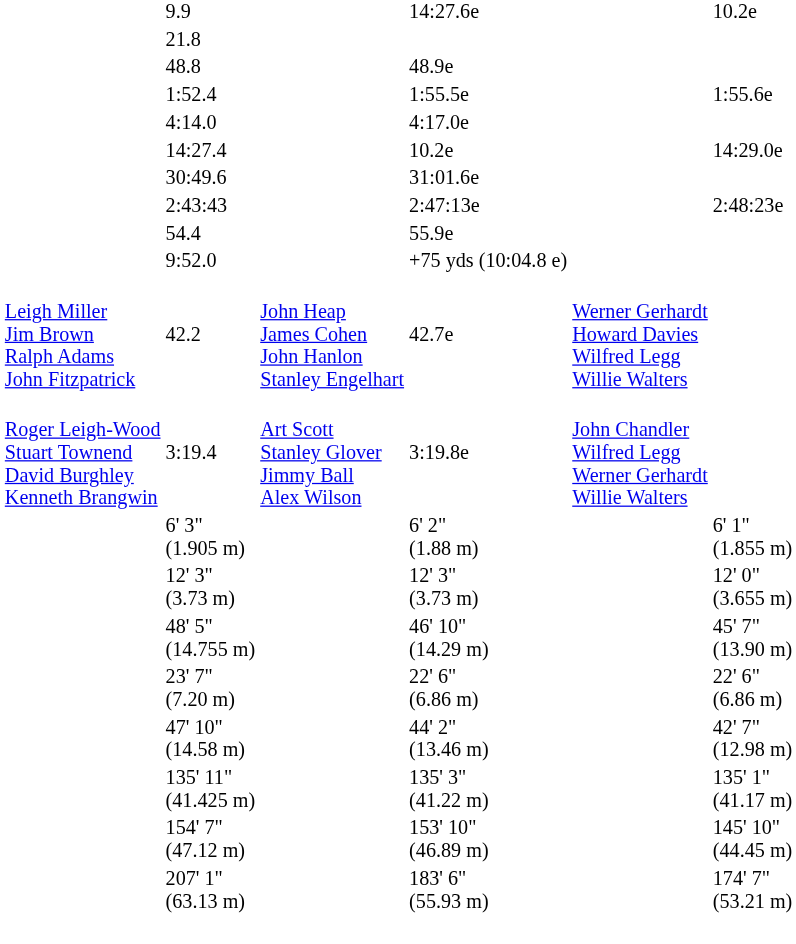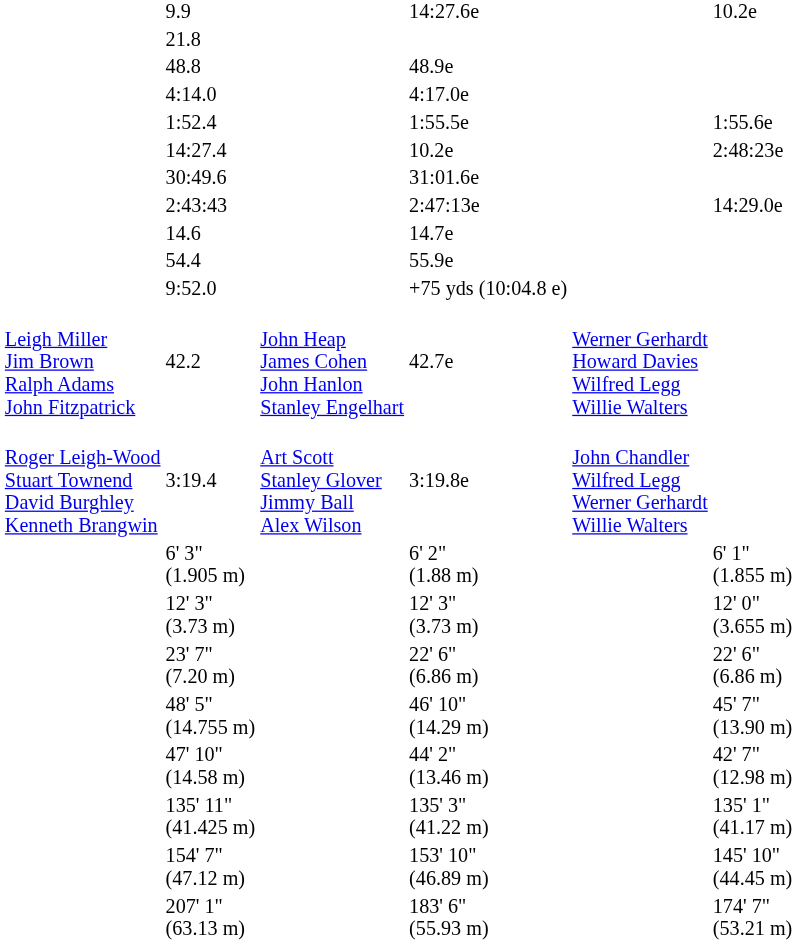rows swapped: (191, 94) <-> (191, 122)
(748, 150) 14:29.0e -> (748, 150) 2:48:23e
(748, 205) 2:48:23e -> (748, 205) 14:29.0e
+ row: (183, 233)
rows swapped: (200, 688) <-> (210, 637)
